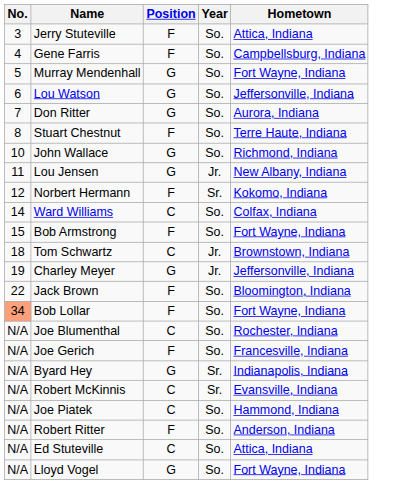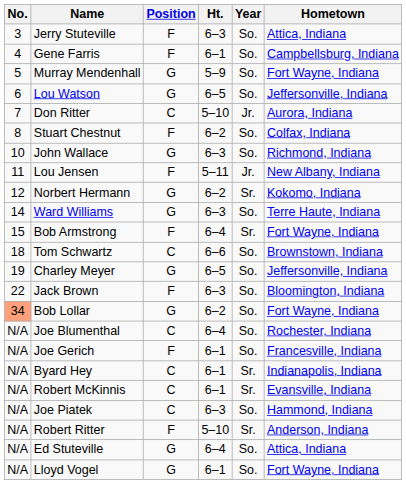+ column: (215, 14)
(171, 113) G -> (171, 113) C
(215, 113) So. -> (248, 113) Jr.
(290, 133) Terre Haute, Indiana -> (309, 133) Colfax, Indiana
(171, 172) G -> (171, 172) F
(171, 192) F -> (171, 192) G
(171, 212) C -> (171, 212) G
(275, 212) Colfax, Indiana -> (324, 212) Terre Haute, Indiana
(215, 232) So. -> (248, 232) Sr.
(215, 251) Jr. -> (248, 251) So.
(215, 271) Jr. -> (248, 271) So.
(171, 311) F -> (171, 311) G
(171, 370) G -> (171, 370) C
(215, 430) So. -> (248, 430) Sr.
(171, 449) C -> (171, 449) G
